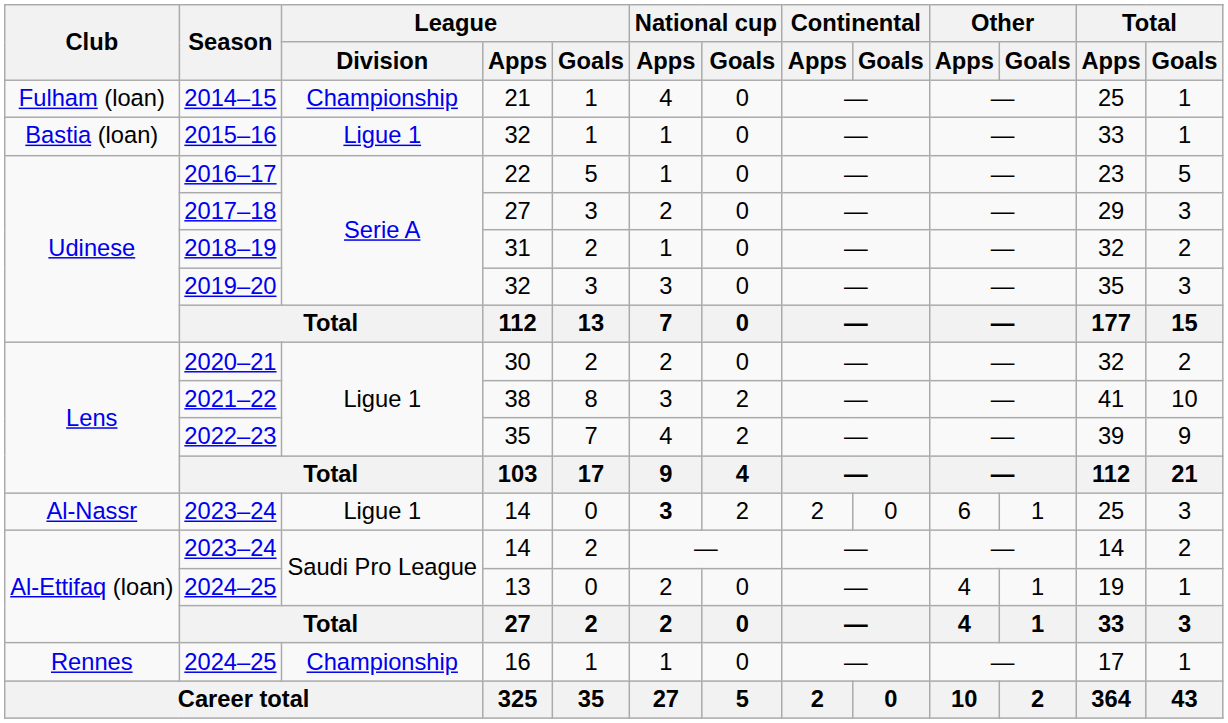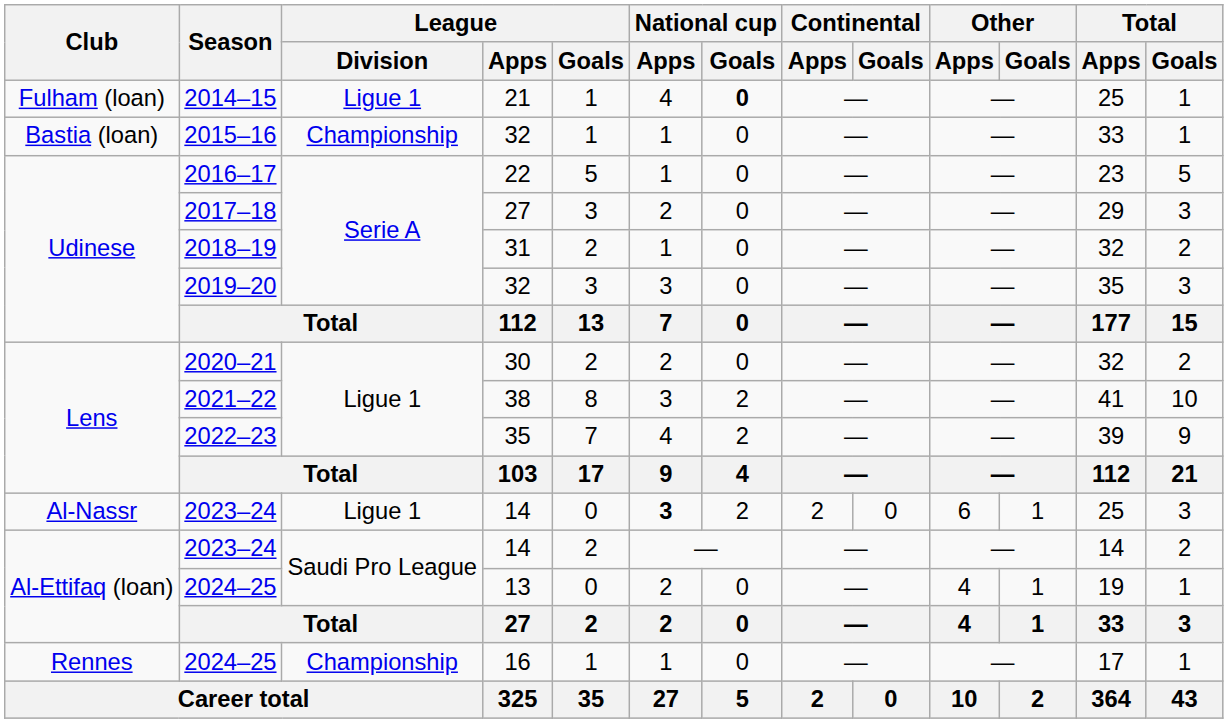(382, 98) Championship -> (382, 98) Ligue 1
(742, 98) normal -> (742, 98) bold
(382, 135) Ligue 1 -> (382, 135) Championship
